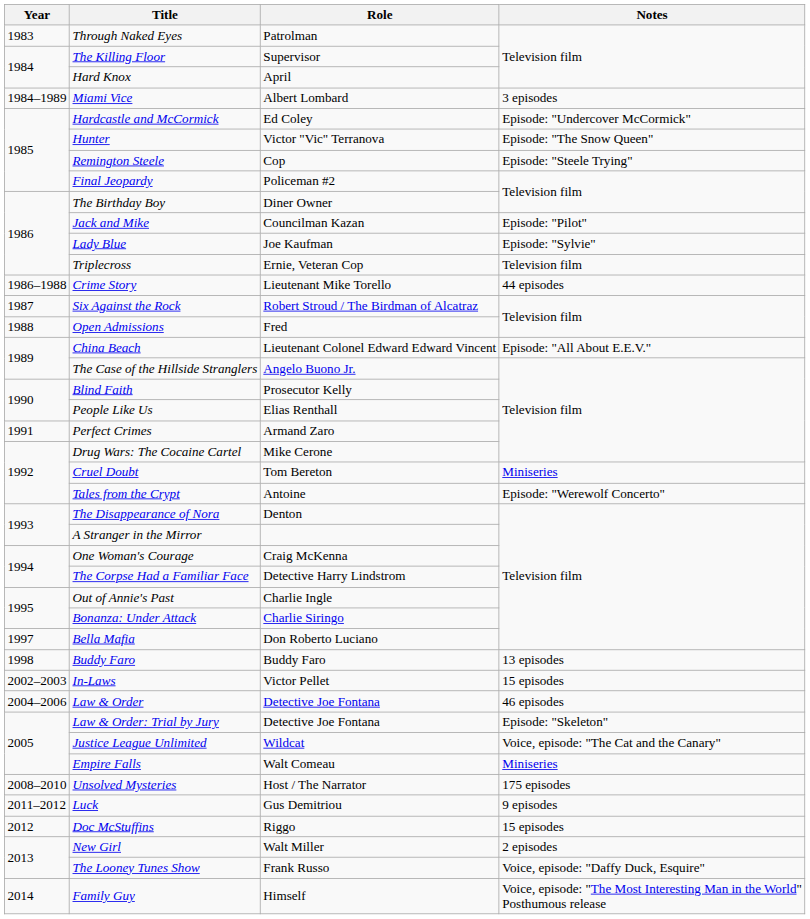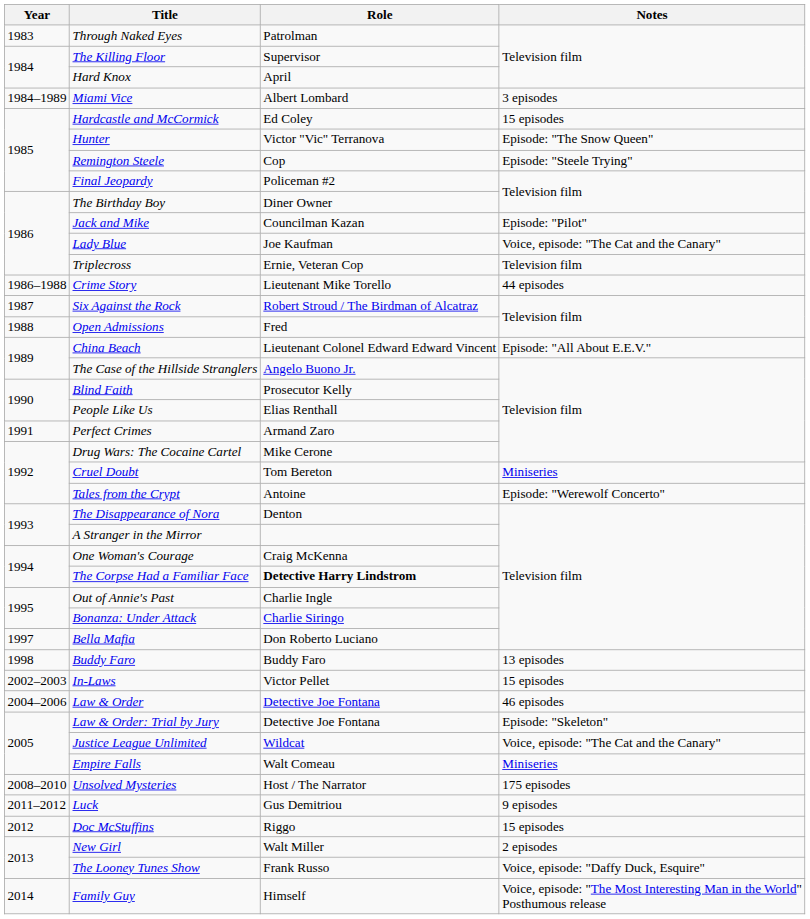(597, 118) Episode: "Undercover McCormick" -> (533, 118) 15 episodes
(549, 243) Episode: "Sylvie" -> (612, 243) Voice, episode: "The Cat and the Canary"
(334, 576) normal -> (340, 576) bold
